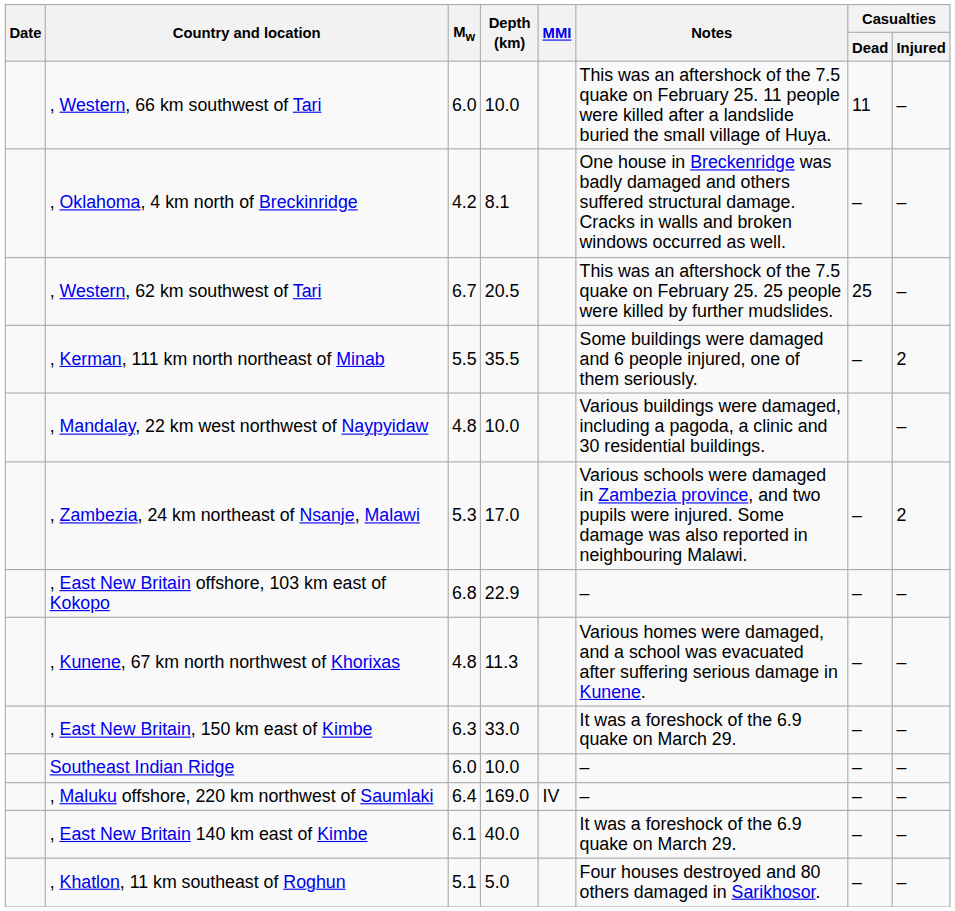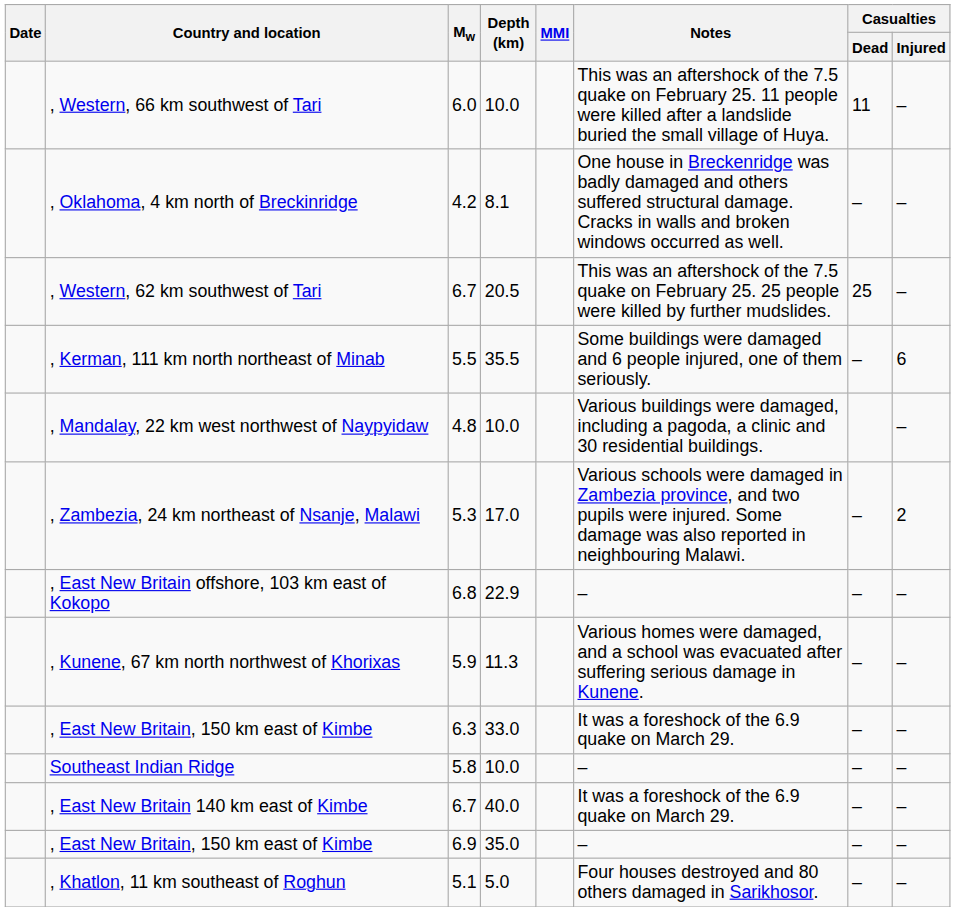(901, 359) 2 -> (901, 359) 6
(464, 661) 4.8 -> (464, 661) 5.9
(464, 767) 6.0 -> (464, 767) 5.8
- row: (242, 796)
(464, 834) 6.1 -> (464, 806) 6.7
+ row: (211, 844)
